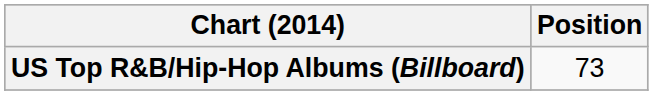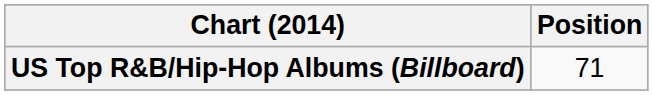(590, 68) 73 -> (590, 68) 71
